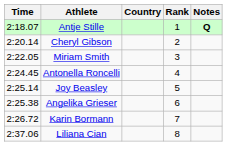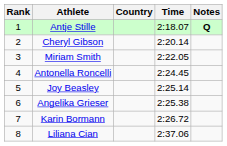columns swapped: (177, 12) <-> (23, 12)
